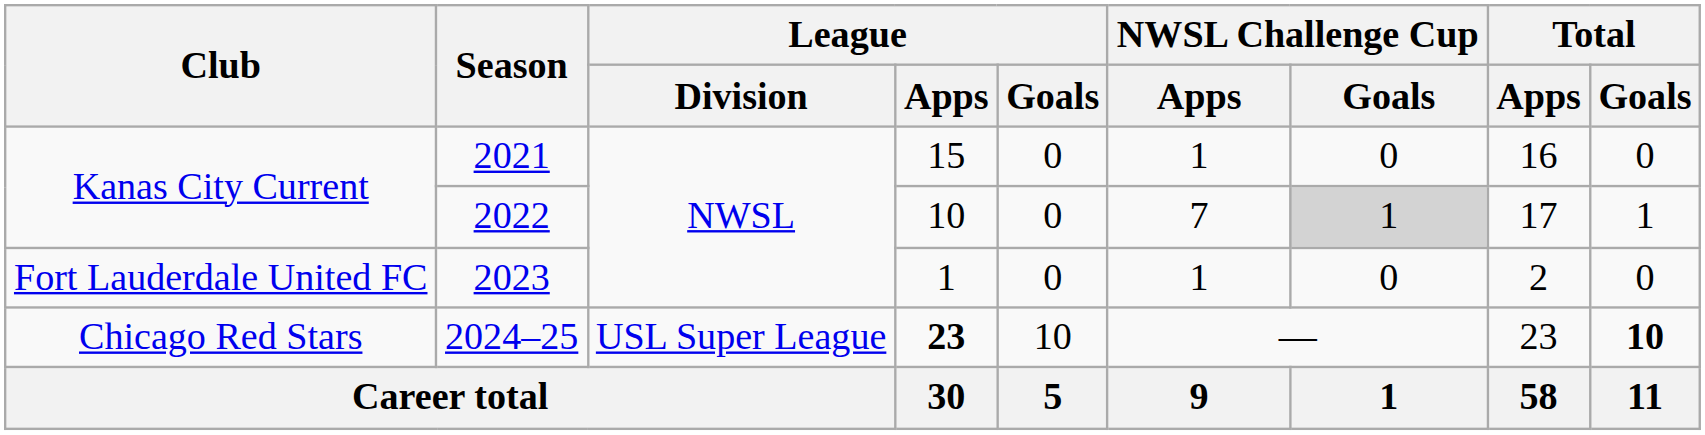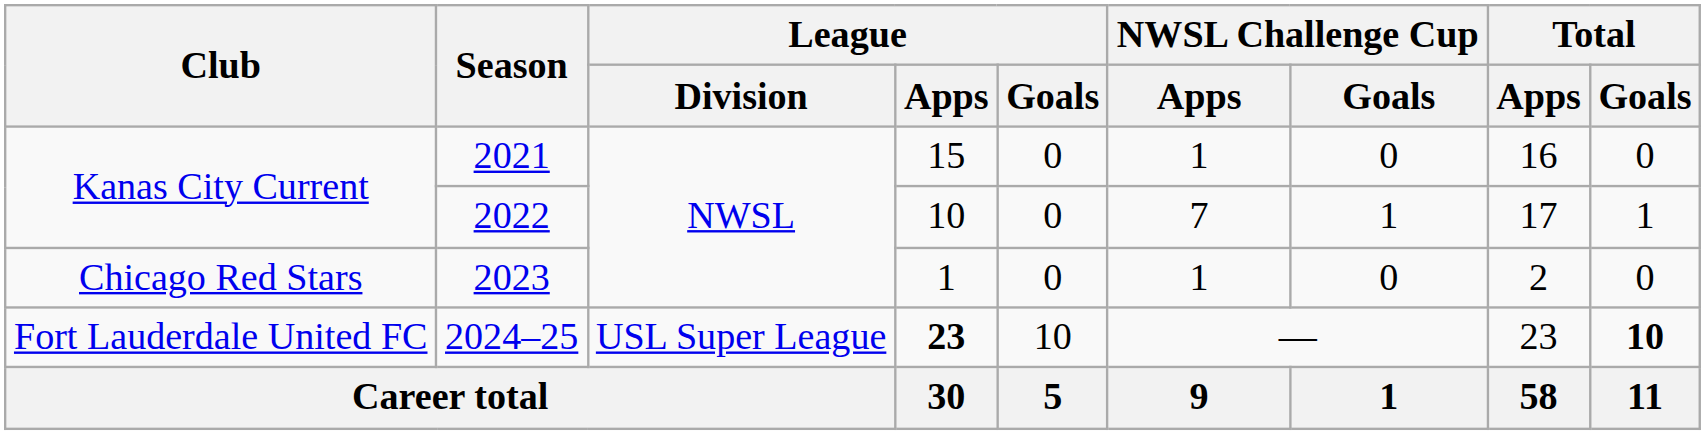(1389, 215) lightgrey background -> (1389, 215) no background
(221, 276) Fort Lauderdale United FC -> (221, 276) Chicago Red Stars
(221, 336) Chicago Red Stars -> (221, 336) Fort Lauderdale United FC
